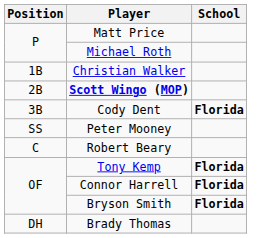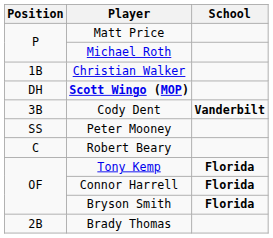(35, 90) 2B -> (35, 90) DH
(219, 109) Florida -> (230, 109) Vanderbilt
(35, 224) DH -> (35, 224) 2B
